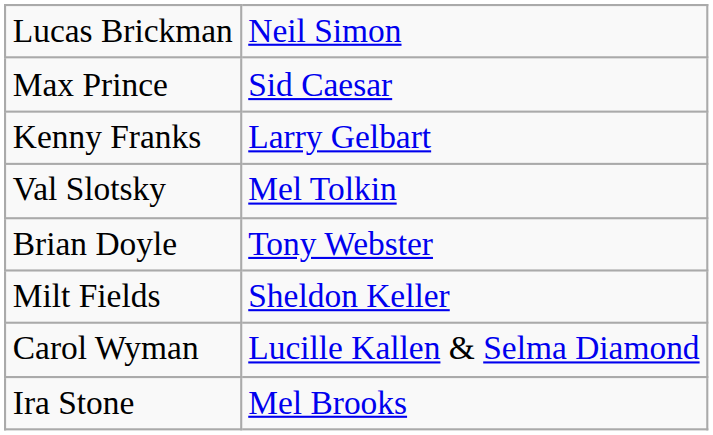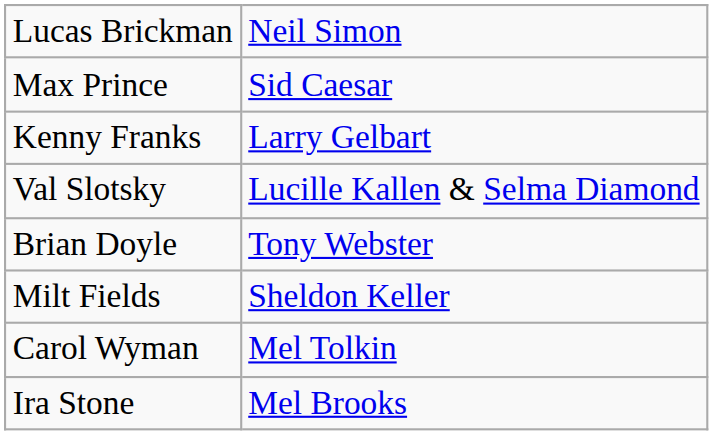(322, 190) Mel Tolkin -> (474, 190) Lucille Kallen & Selma Diamond
(474, 349) Lucille Kallen & Selma Diamond -> (322, 349) Mel Tolkin
